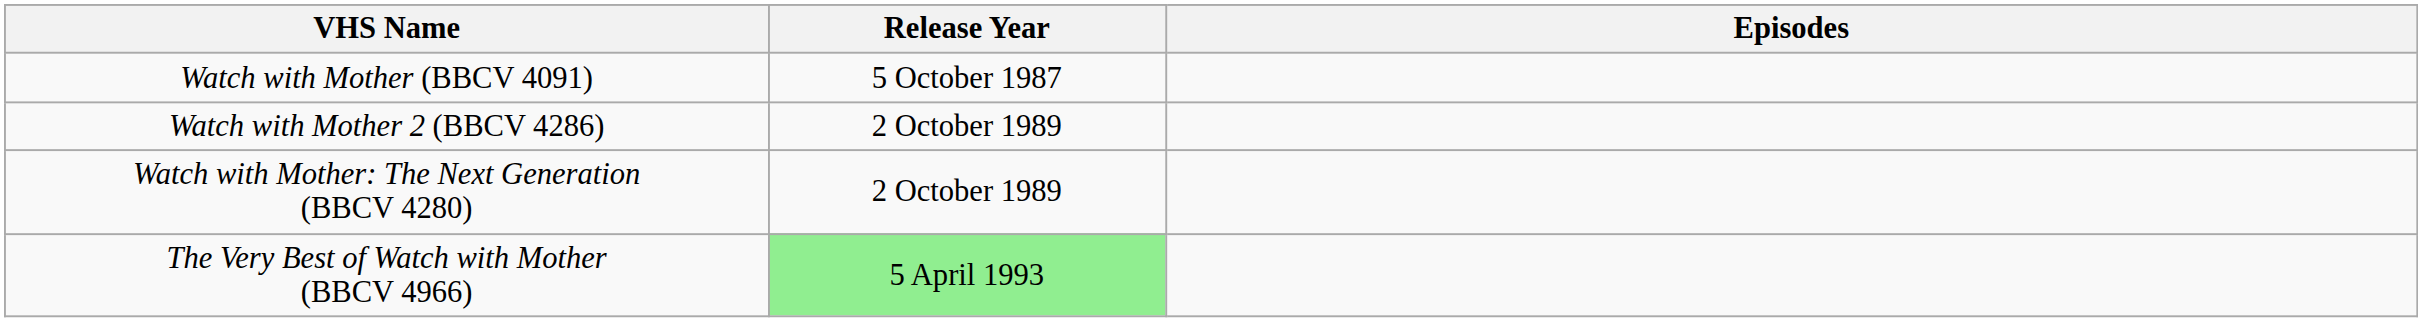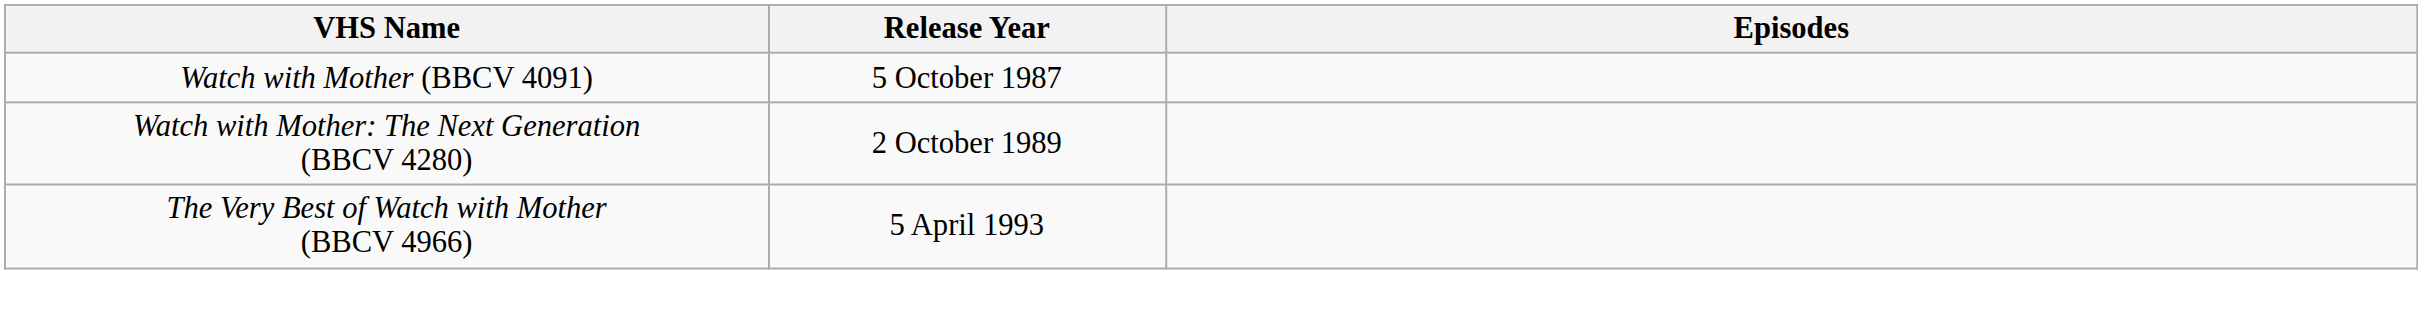- row: (387, 125)
(967, 274) lightgreen background -> (967, 225) no background
